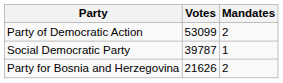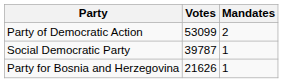(225, 68) 2 -> (225, 68) 1
